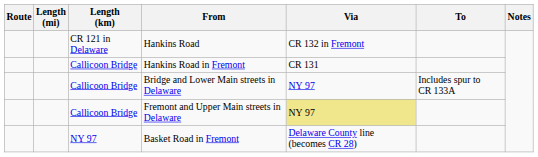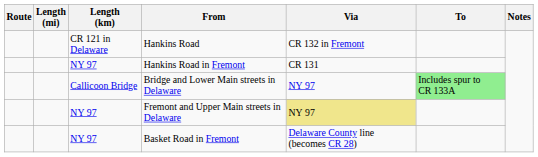(104, 65) Callicoon Bridge -> (83, 65) NY 97
(449, 86) no background -> (449, 86) lightgreen background
(104, 112) Callicoon Bridge -> (83, 112) NY 97
